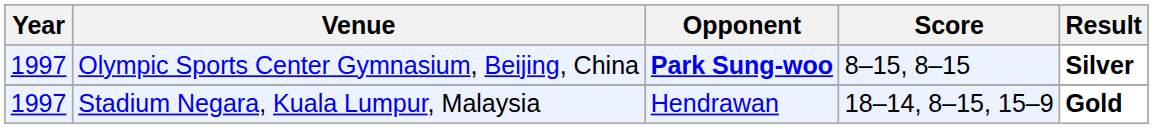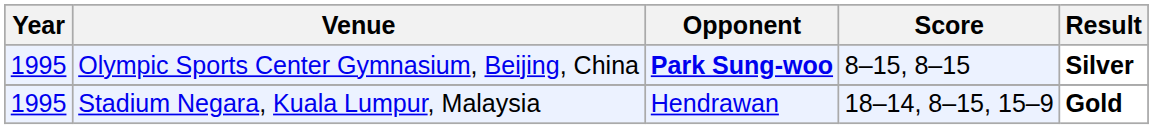(39, 65) 1997 -> (39, 65) 1995
(39, 104) 1997 -> (39, 104) 1995
